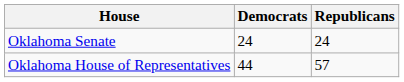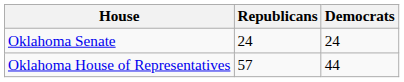columns swapped: (272, 16) <-> (355, 16)
